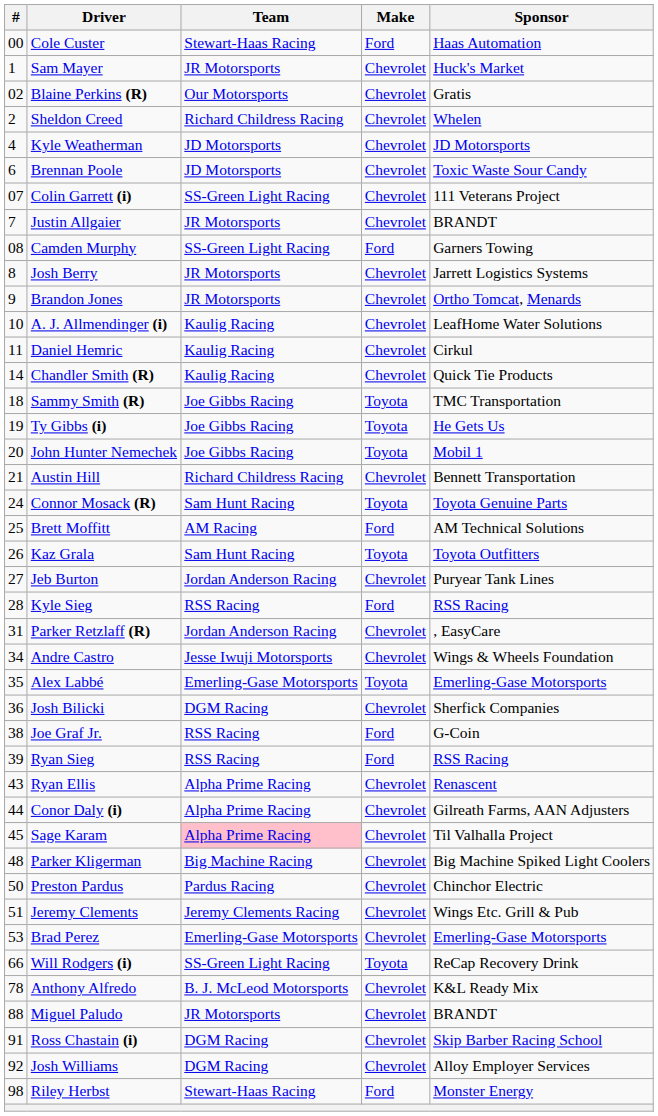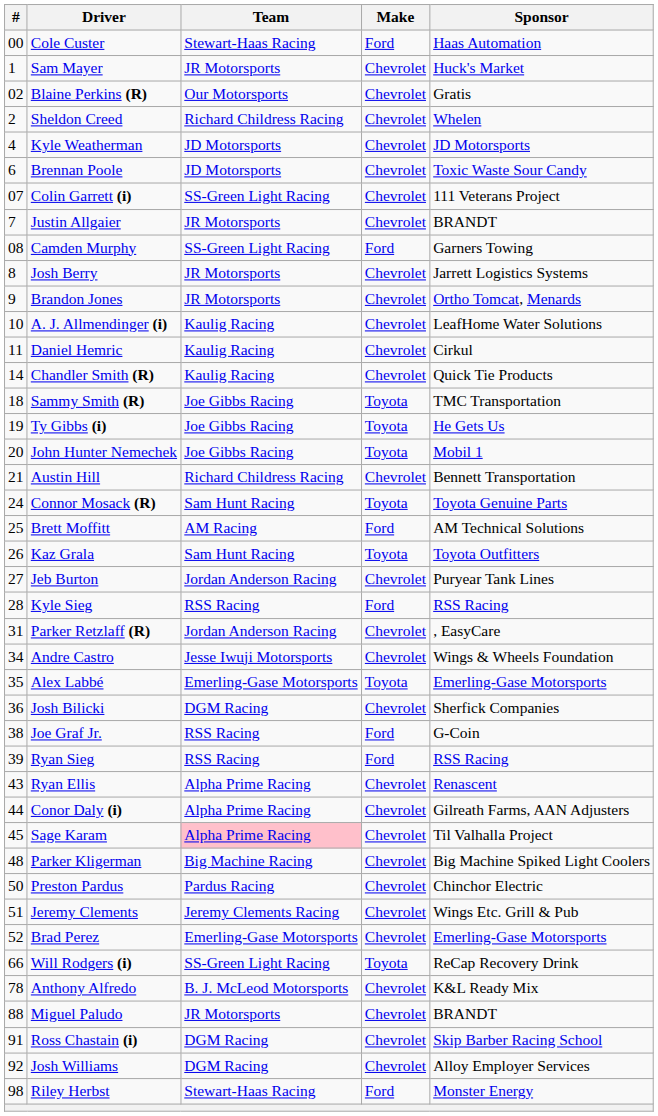(16, 937) 53 -> (16, 937) 52
